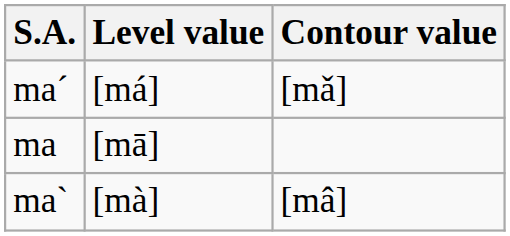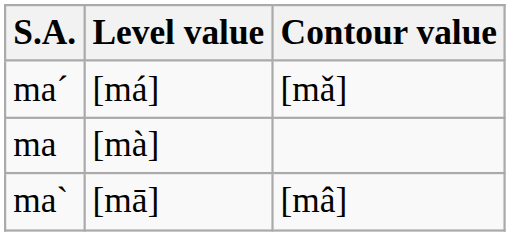(126, 144) [mā] -> (126, 144) [mà]
(126, 200) [mà] -> (126, 200) [mā]
